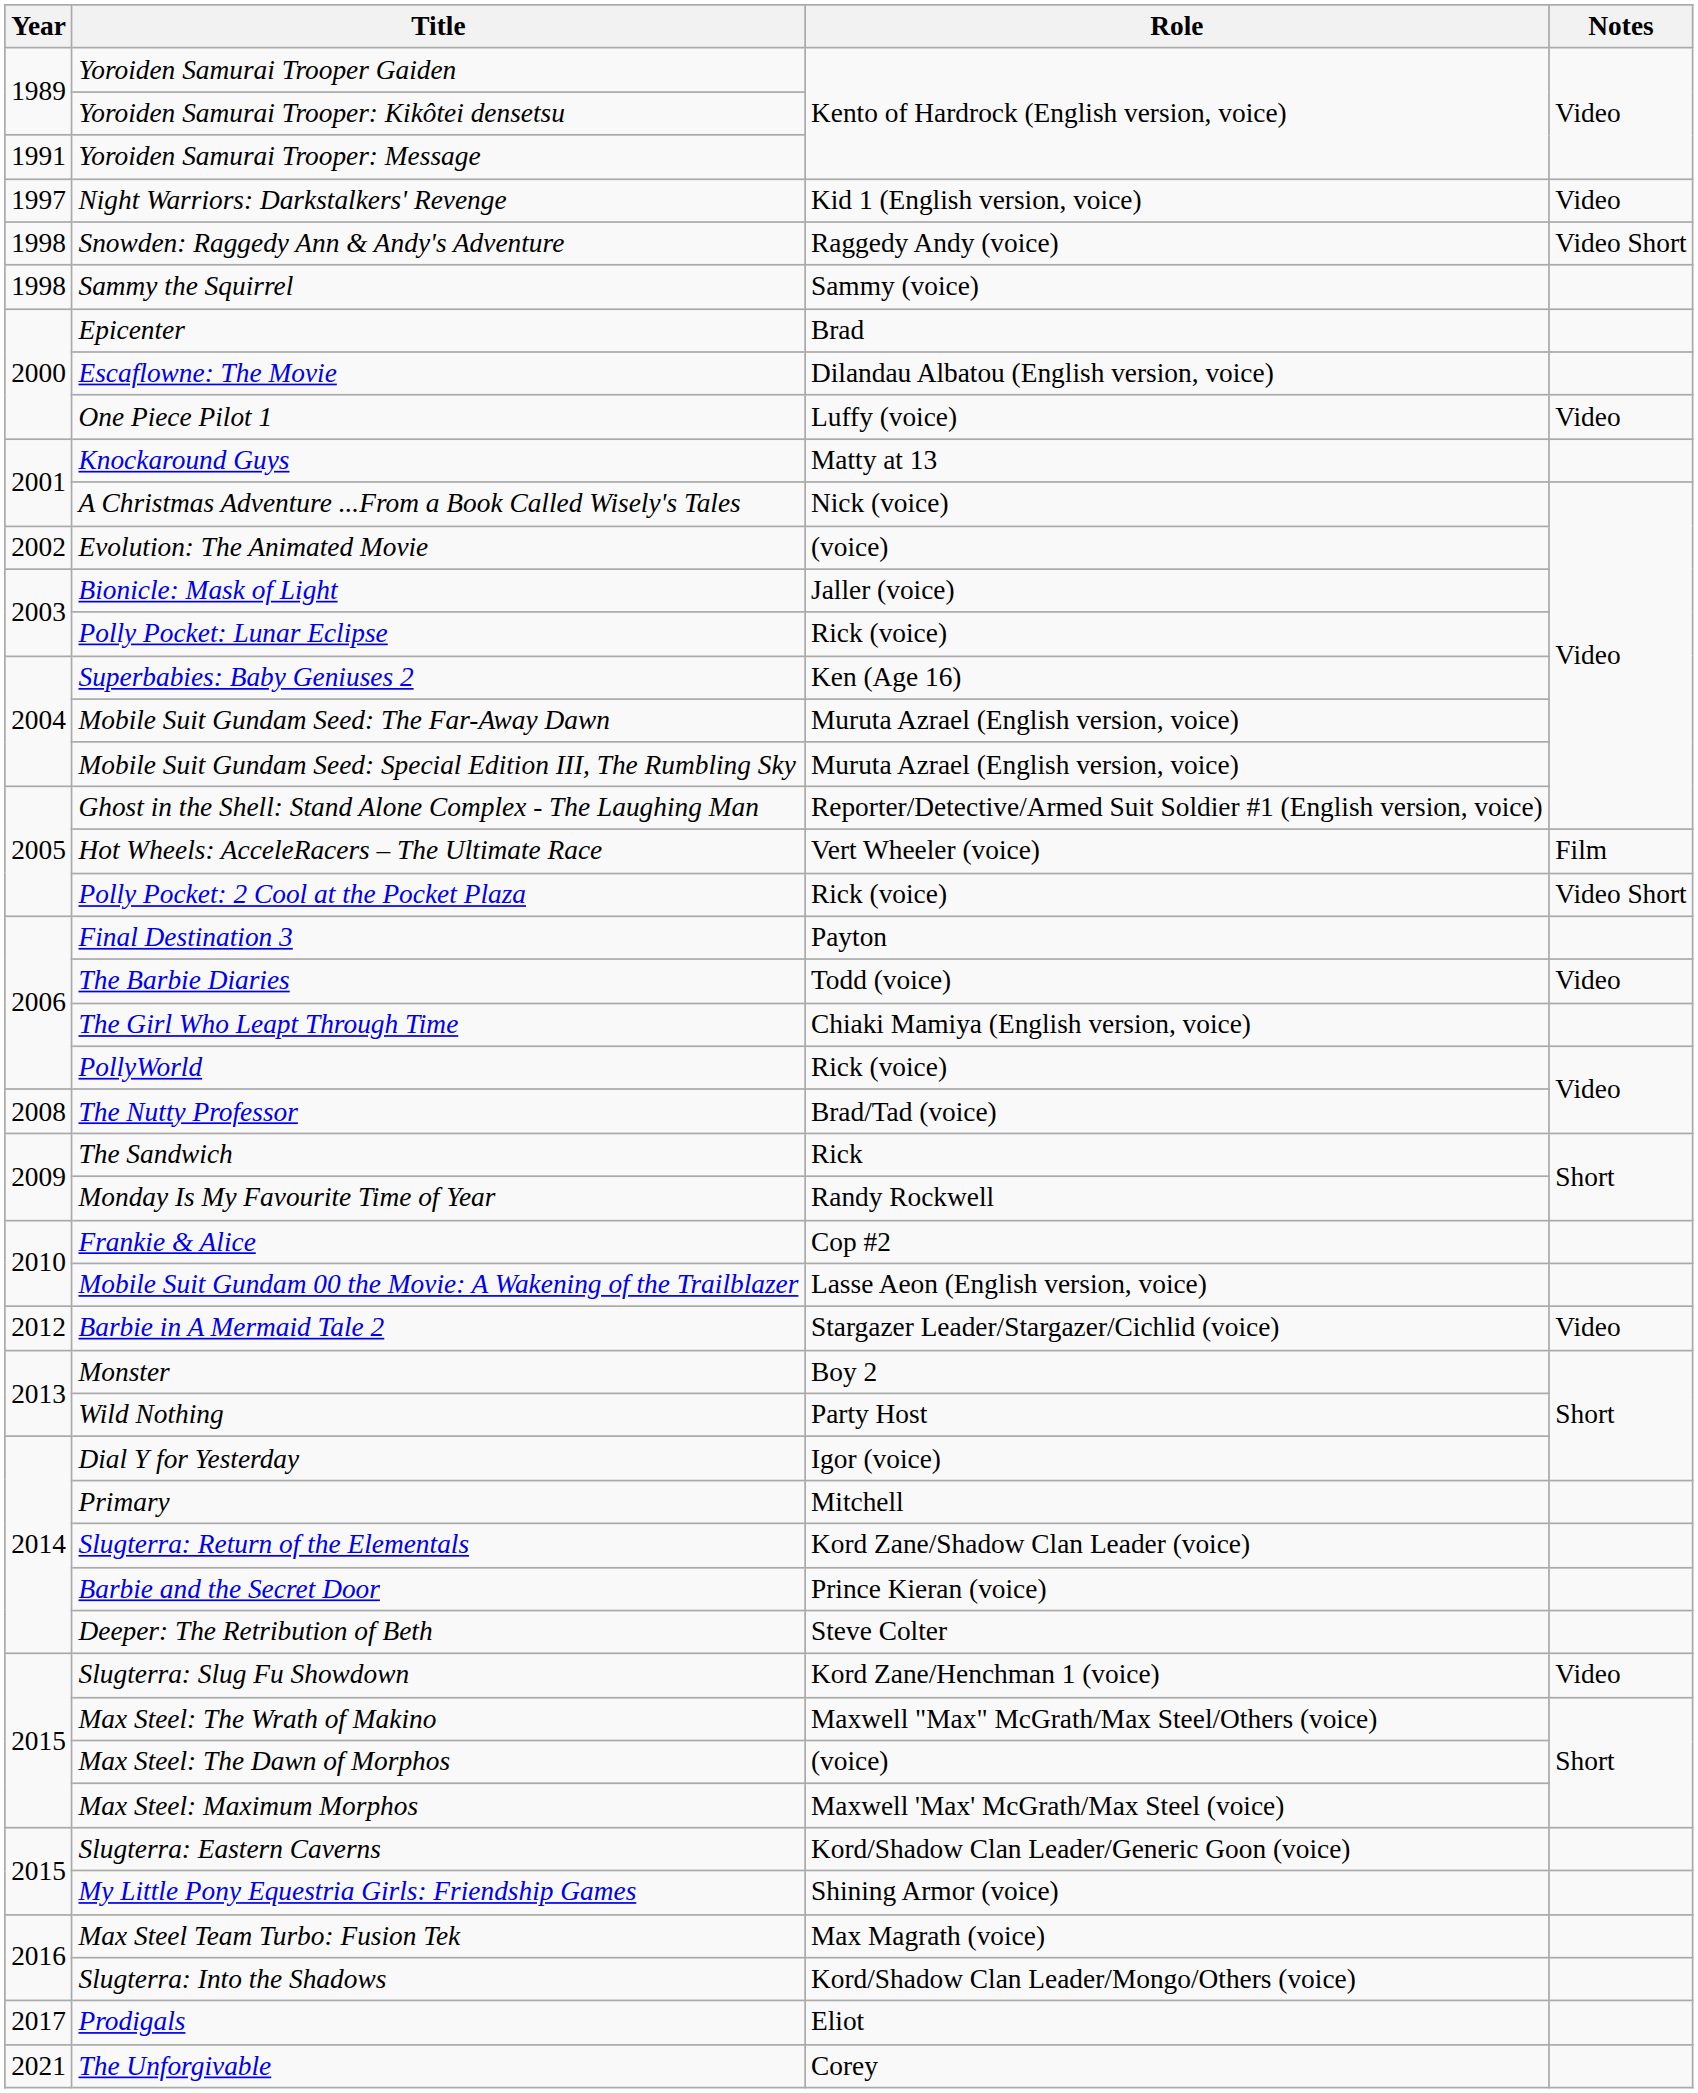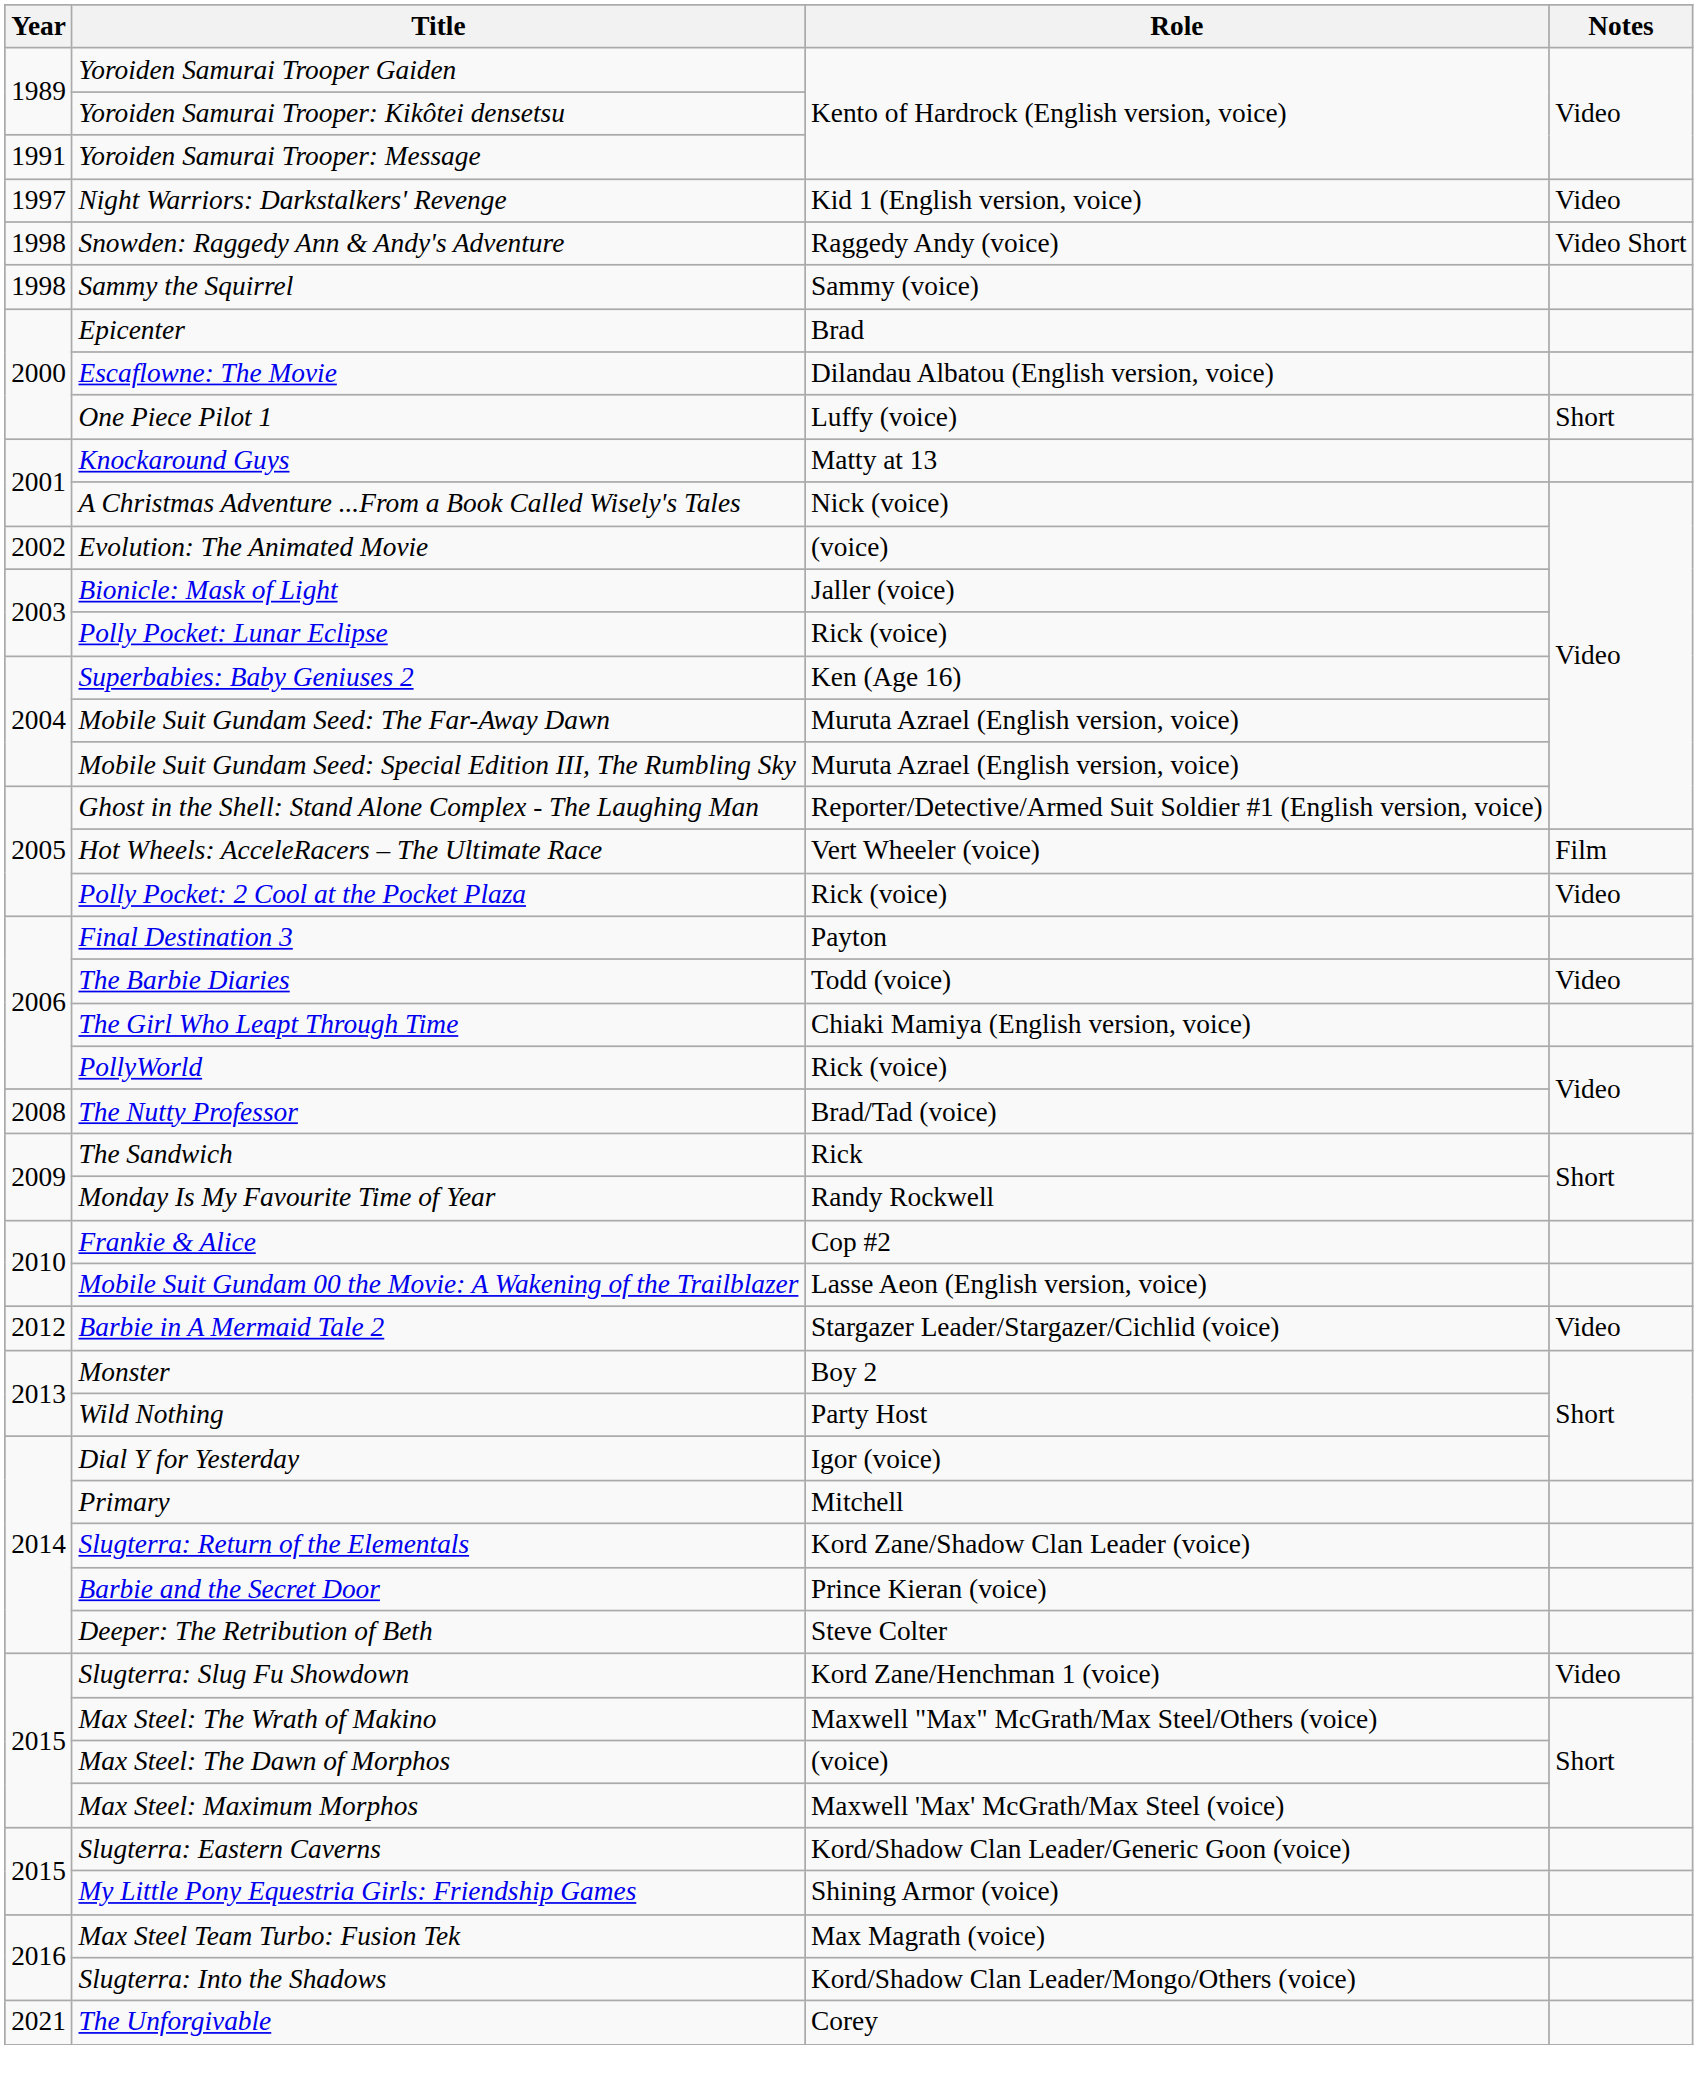(1588, 416) Video -> (1585, 416) Short
(1621, 894) Video Short -> (1588, 894) Video
- row: (132, 2022)
